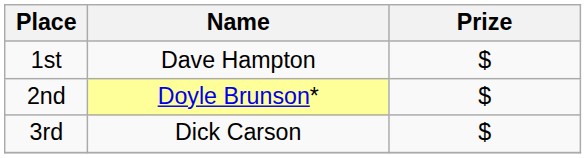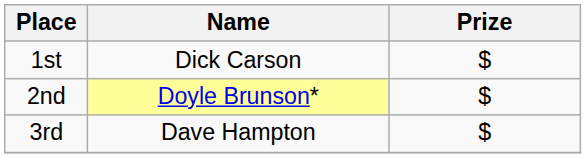(238, 59) Dave Hampton -> (238, 59) Dick Carson
(238, 133) Dick Carson -> (238, 133) Dave Hampton
